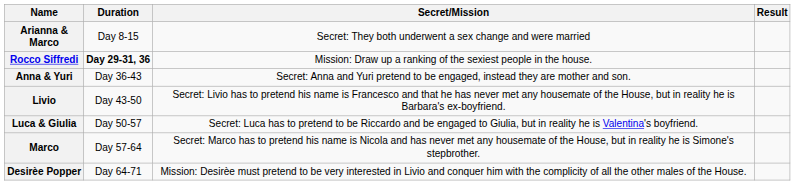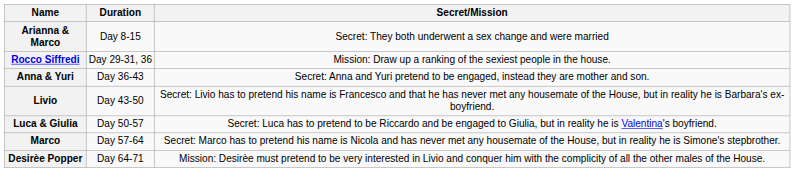- column: (772, 13)
(118, 60) bold -> (120, 60) normal
